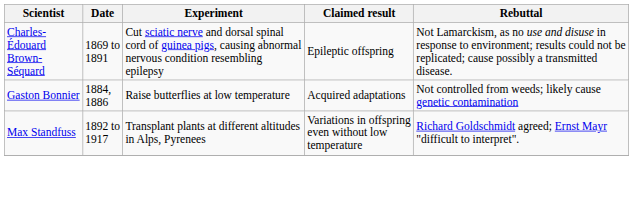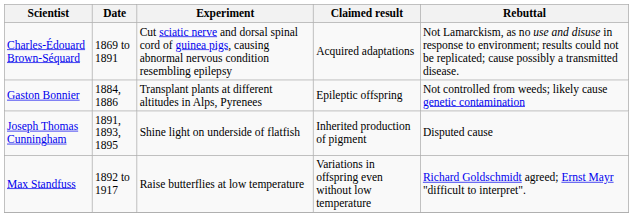(351, 51) Epileptic offspring -> (365, 51) Acquired adaptations
(208, 95) Raise butterflies at low temperature -> (206, 95) Transplant plants at different altitudes in Alps, Pyrenees
(356, 95) Acquired adaptations -> (359, 95) Epileptic offspring
+ row: (43, 133)
(213, 133) Transplant plants at different altitudes in Alps, Pyrenees -> (222, 183) Raise butterflies at low temperature
